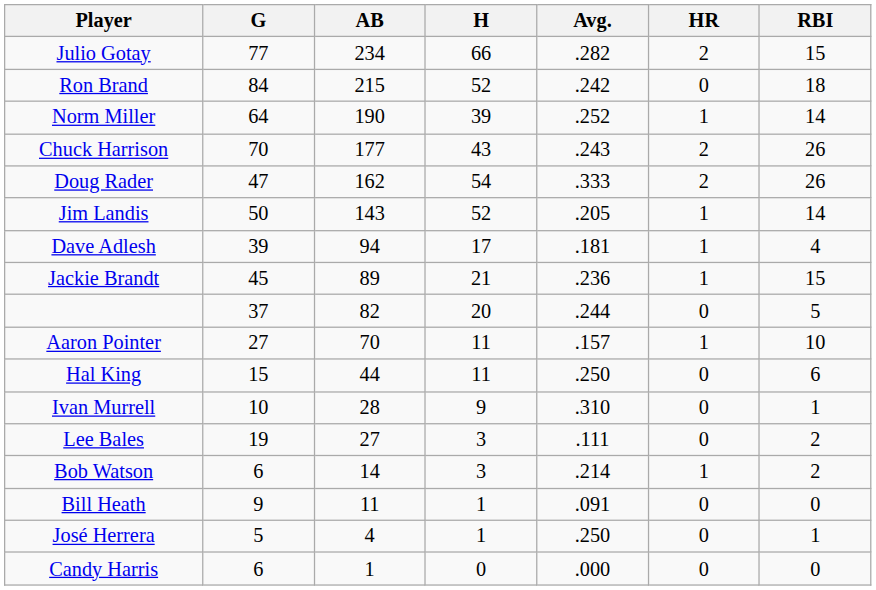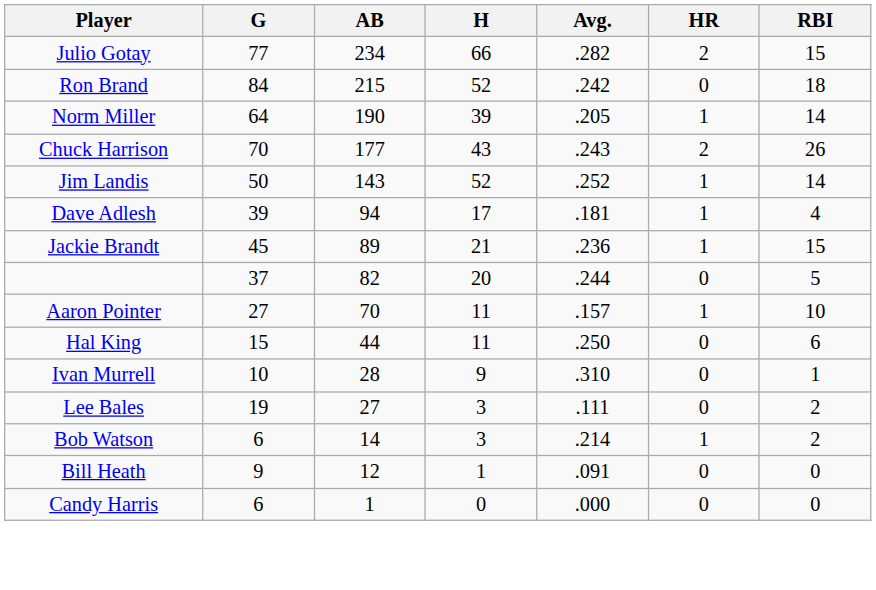(592, 117) .252 -> (592, 117) .205
- row: (104, 181)
(592, 213) .205 -> (592, 181) .252
(370, 504) 11 -> (370, 471) 12
- row: (104, 536)
